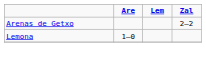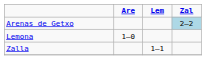(187, 23) no background -> (187, 23) lightblue background
+ row: (17, 48)
